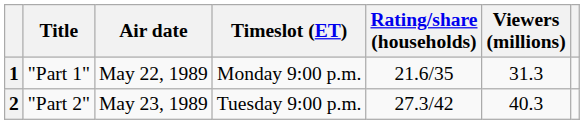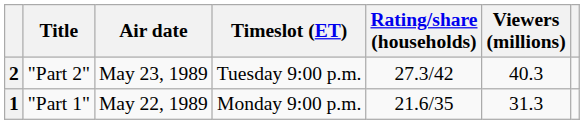rows swapped: (14, 72) <-> (14, 103)
